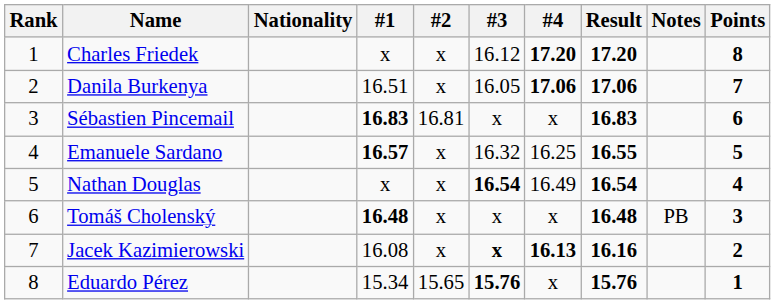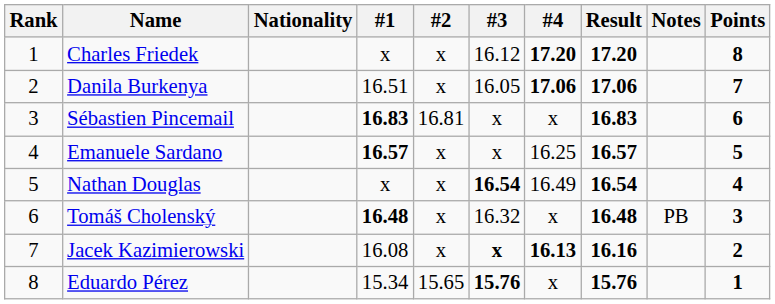(497, 151) 16.32 -> (497, 151) x
(614, 151) 16.55 -> (614, 151) 16.57
(497, 217) x -> (497, 217) 16.32
